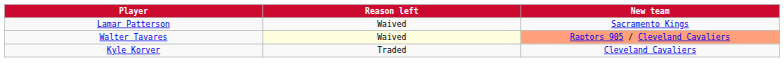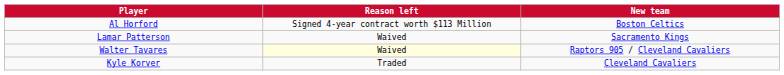+ row: (133, 24)
(650, 37) lightsalmon background -> (650, 50) no background
